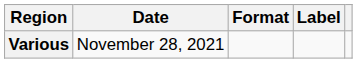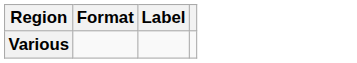- column: (151, 17)
